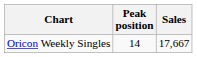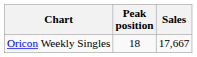(134, 43) 14 -> (134, 43) 18
